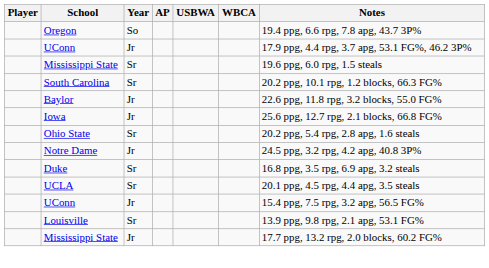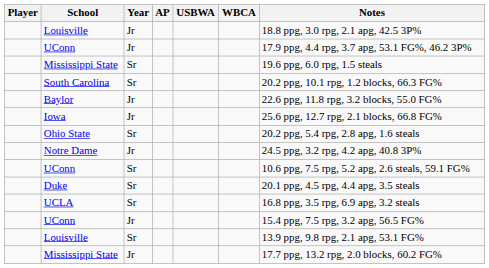+ row: (66, 30)
- row: (60, 30)
+ row: (59, 168)
(341, 168) 16.8 ppg, 3.5 rpg, 6.9 apg, 3.2 steals -> (341, 185) 20.1 ppg, 4.5 rpg, 4.4 apg, 3.5 steals
(341, 185) 20.1 ppg, 4.5 rpg, 4.4 apg, 3.5 steals -> (341, 202) 16.8 ppg, 3.5 rpg, 6.9 apg, 3.2 steals
